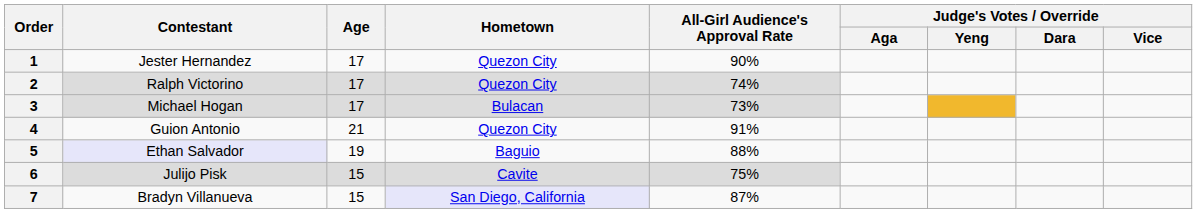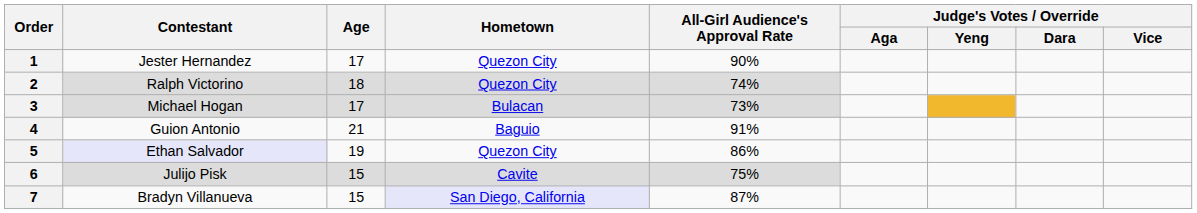(356, 84) 17 -> (356, 84) 18
(517, 129) Quezon City -> (517, 129) Baguio
(517, 152) Baguio -> (517, 152) Quezon City
(745, 152) 88% -> (745, 152) 86%
